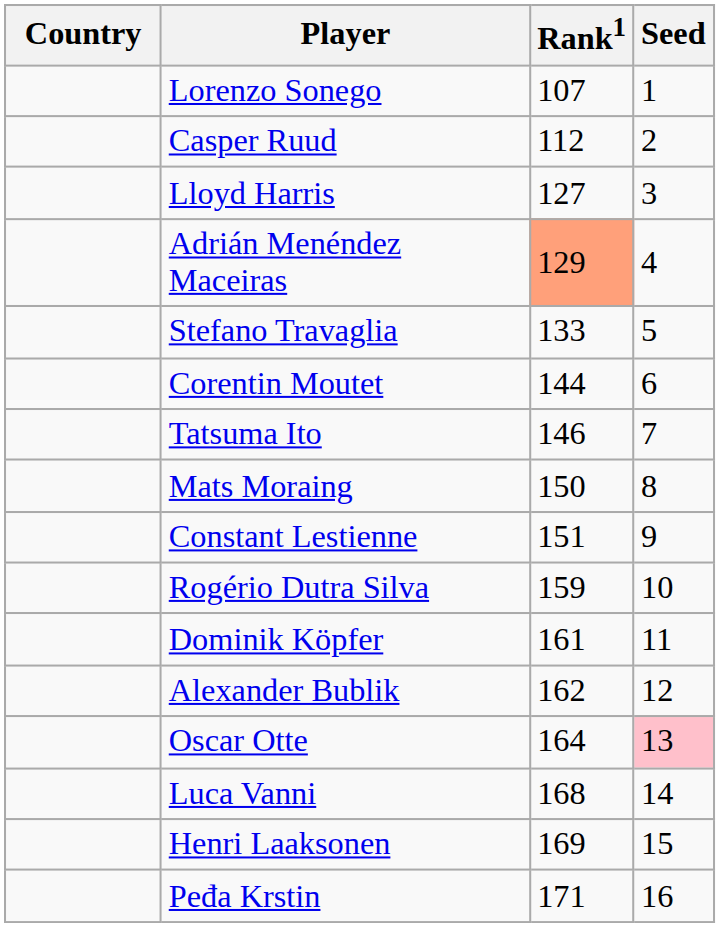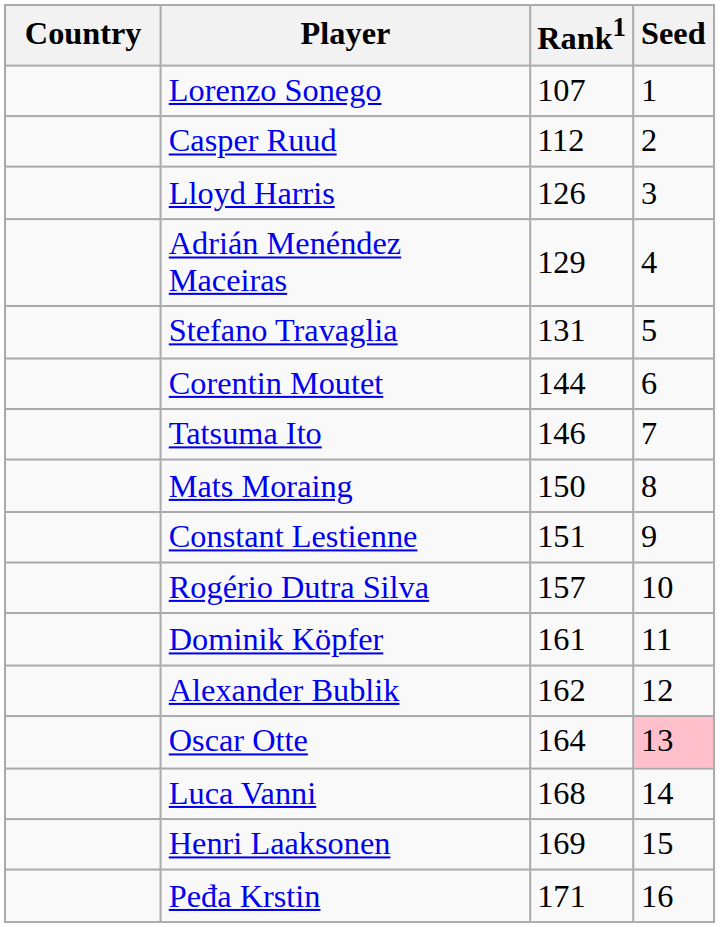(561, 192) 127 -> (561, 192) 126
(561, 262) lightsalmon background -> (561, 262) no background
(561, 331) 133 -> (561, 331) 131
(561, 587) 159 -> (561, 587) 157
